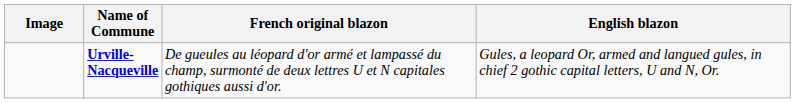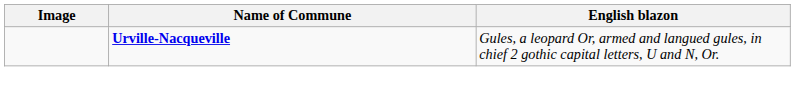- column: (319, 23)
